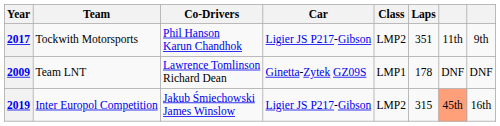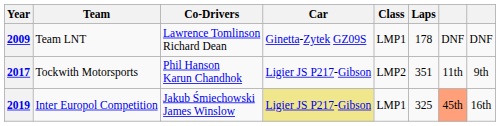rows swapped: (19, 72) <-> (19, 40)
(318, 105) no background -> (318, 105) khaki background
(391, 105) LMP2 -> (391, 105) LMP1
(424, 105) 315 -> (424, 105) 325
